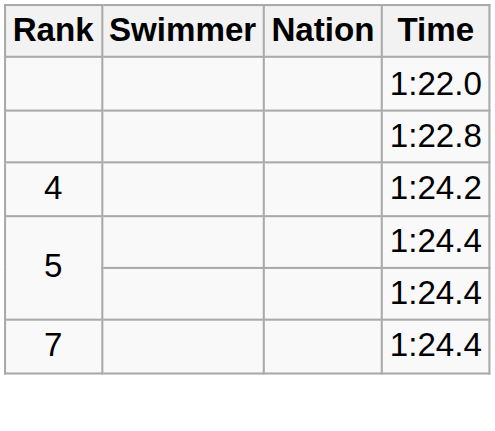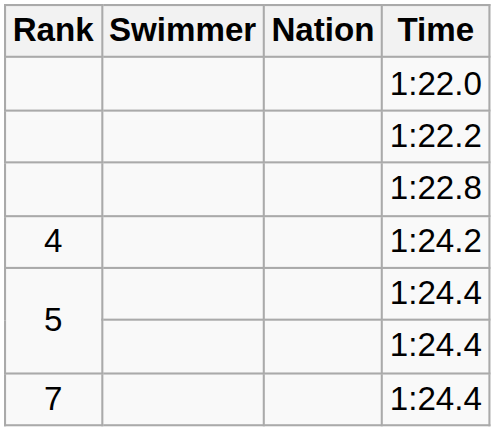+ row: (53, 136)
